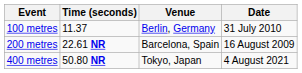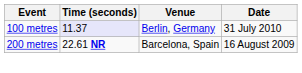(75, 29) no background -> (75, 29) lavender background
- row: (32, 61)
